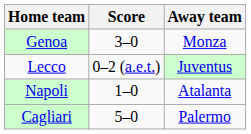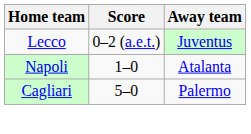- row: (47, 41)
